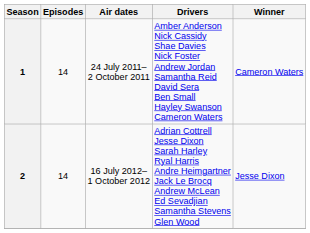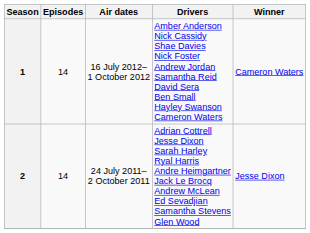(119, 72) 24 July 2011– 2 October 2011 -> (119, 72) 16 July 2012– 1 October 2012
(119, 177) 16 July 2012– 1 October 2012 -> (119, 177) 24 July 2011– 2 October 2011
